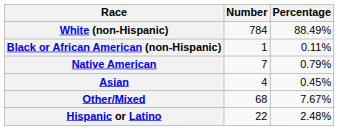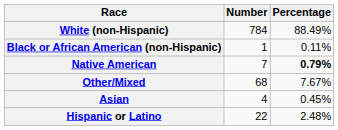(316, 64) normal -> (316, 64) bold
rows swapped: (114, 82) <-> (114, 99)
